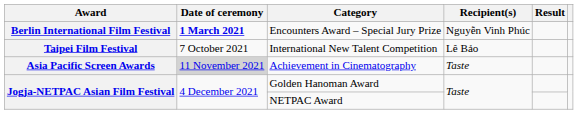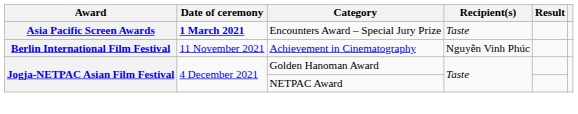(91, 30) Berlin International Film Festival -> (91, 30) Asia Pacific Screen Awards
(488, 30) Nguyễn Vinh Phúc -> (458, 30) Taste
- row: (353, 48)
(91, 65) Asia Pacific Screen Awards -> (91, 48) Berlin International Film Festival
(222, 65) lightgrey background -> (222, 48) no background
(458, 65) Taste -> (488, 48) Nguyễn Vinh Phúc
